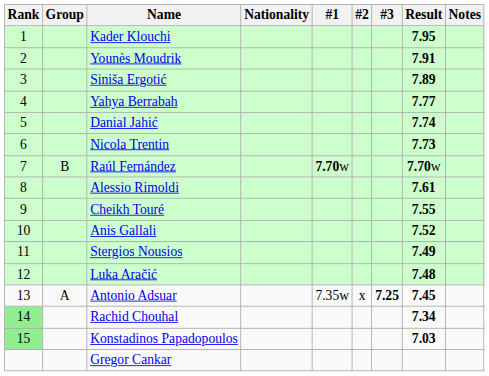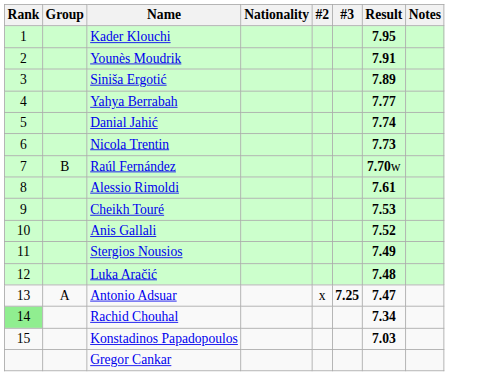- column: (332, 15)
(424, 209) 7.55 -> (384, 209) 7.53
(424, 295) 7.45 -> (384, 295) 7.47
(23, 338) lightgreen background -> (23, 338) no background
